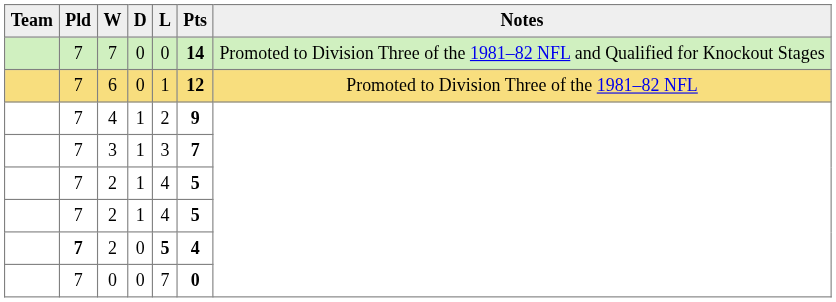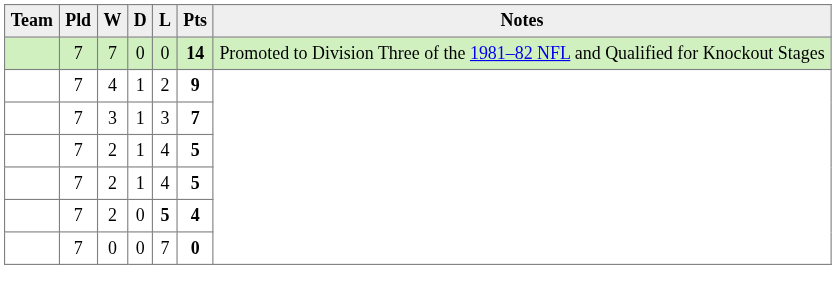- row: (112, 85)
(78, 248) bold -> (78, 215) normal
